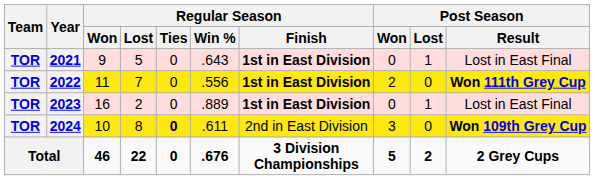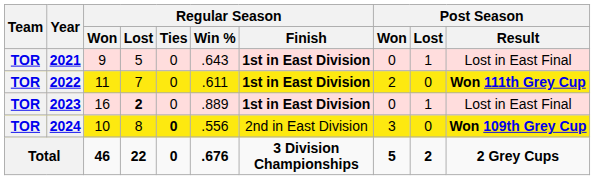(215, 82) .556 -> (215, 82) .611
(139, 104) normal -> (139, 104) bold
(215, 126) .611 -> (215, 126) .556
